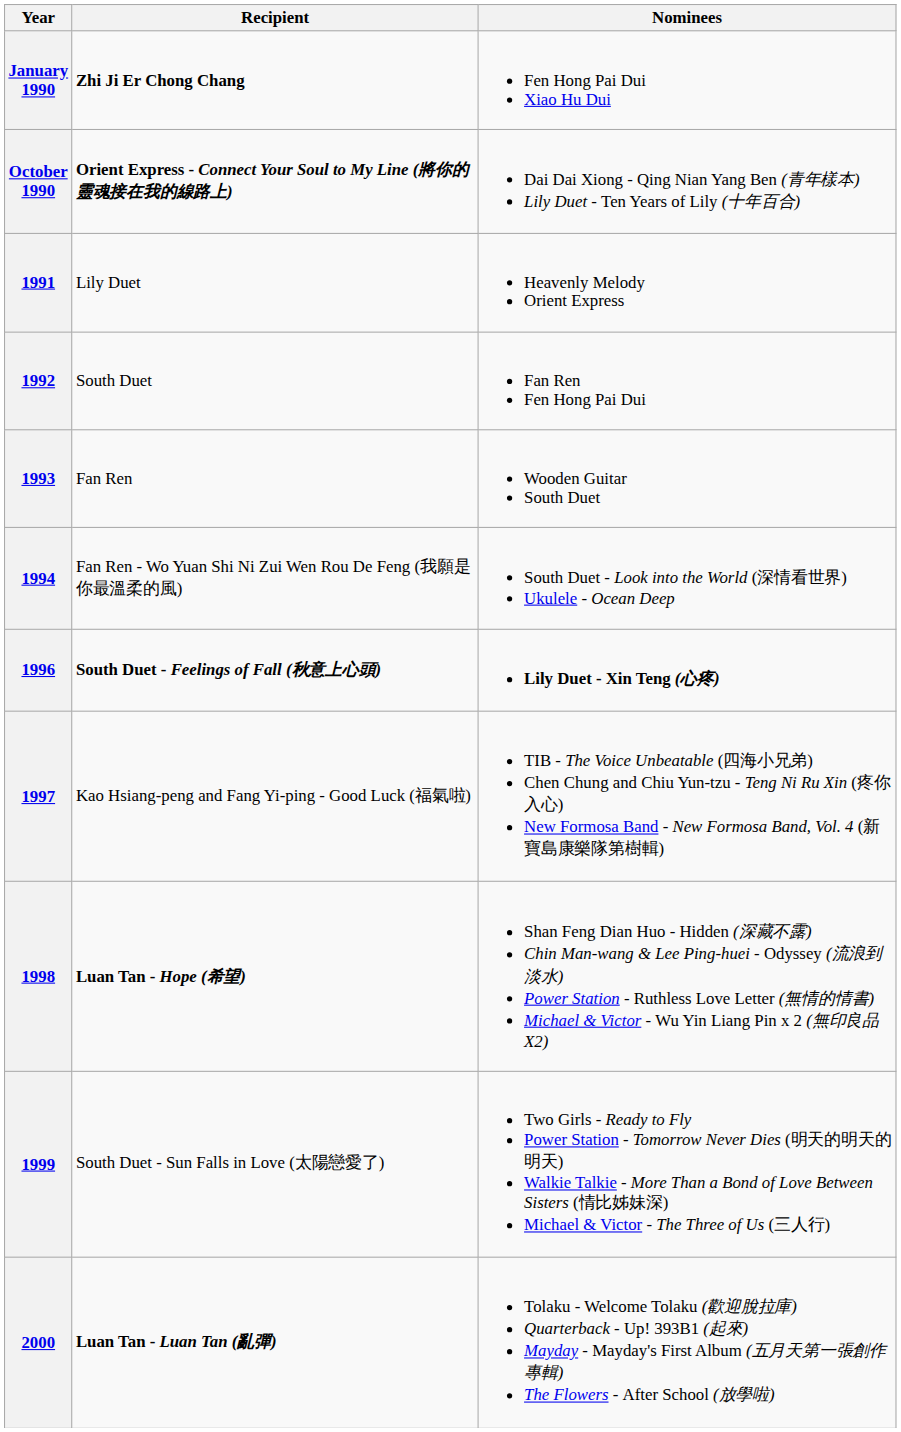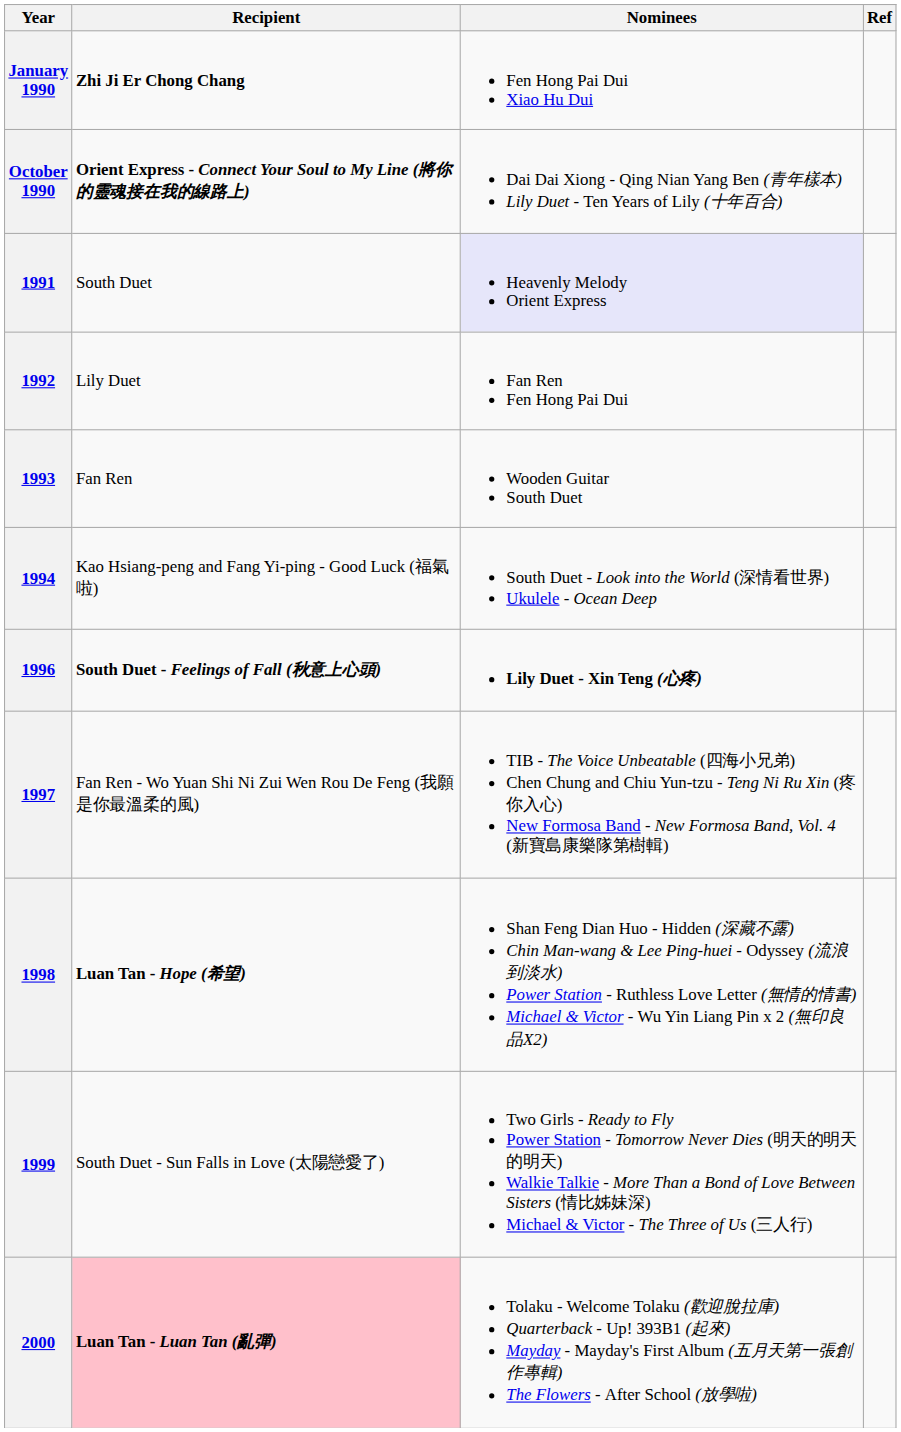+ column: (879, 17)
(108, 282) Lily Duet -> (114, 282) South Duet
(687, 292) no background -> (662, 292) lavender background
(114, 380) South Duet -> (108, 380) Lily Duet
(273, 577) Fan Ren - Wo Yuan Shi Ni Zui Wen Rou De Feng (我願是你最溫柔的風) -> (262, 577) Kao Hsiang-peng and Fang Yi-ping - Good Luck (福氣啦)
(273, 795) Kao Hsiang-peng and Fang Yi-ping - Good Luck (福氣啦) -> (265, 794) Fan Ren - Wo Yuan Shi Ni Zui Wen Rou De Feng (我願是你最溫柔的風)
(176, 1342) no background -> (176, 1342) pink background
